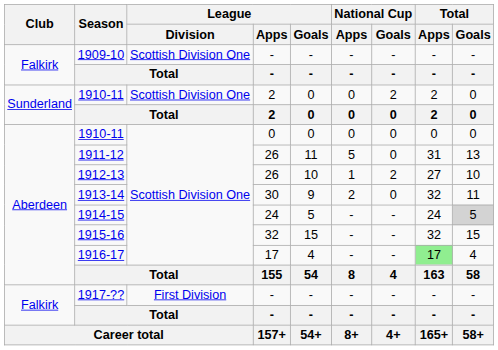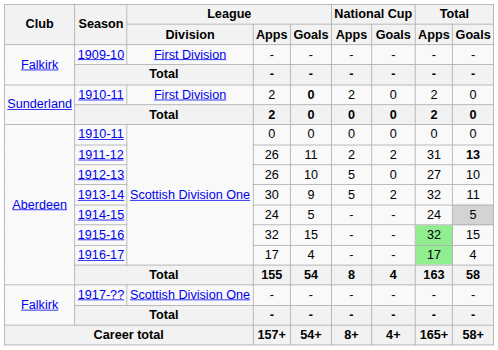(190, 54) Scottish Division One -> (190, 54) First Division
(190, 94) Scottish Division One -> (190, 94) First Division
(311, 94) normal -> (311, 94) bold
(351, 94) 0 -> (351, 94) 2
(393, 94) 2 -> (393, 94) 0
(351, 154) 5 -> (351, 154) 2
(393, 154) 0 -> (393, 154) 2
(473, 154) normal -> (473, 154) bold
(351, 174) 1 -> (351, 174) 5
(393, 174) 2 -> (393, 174) 0
(351, 194) 2 -> (351, 194) 5
(393, 194) 0 -> (393, 194) 2
(434, 235) no background -> (434, 235) lightgreen background
(190, 295) First Division -> (190, 295) Scottish Division One
